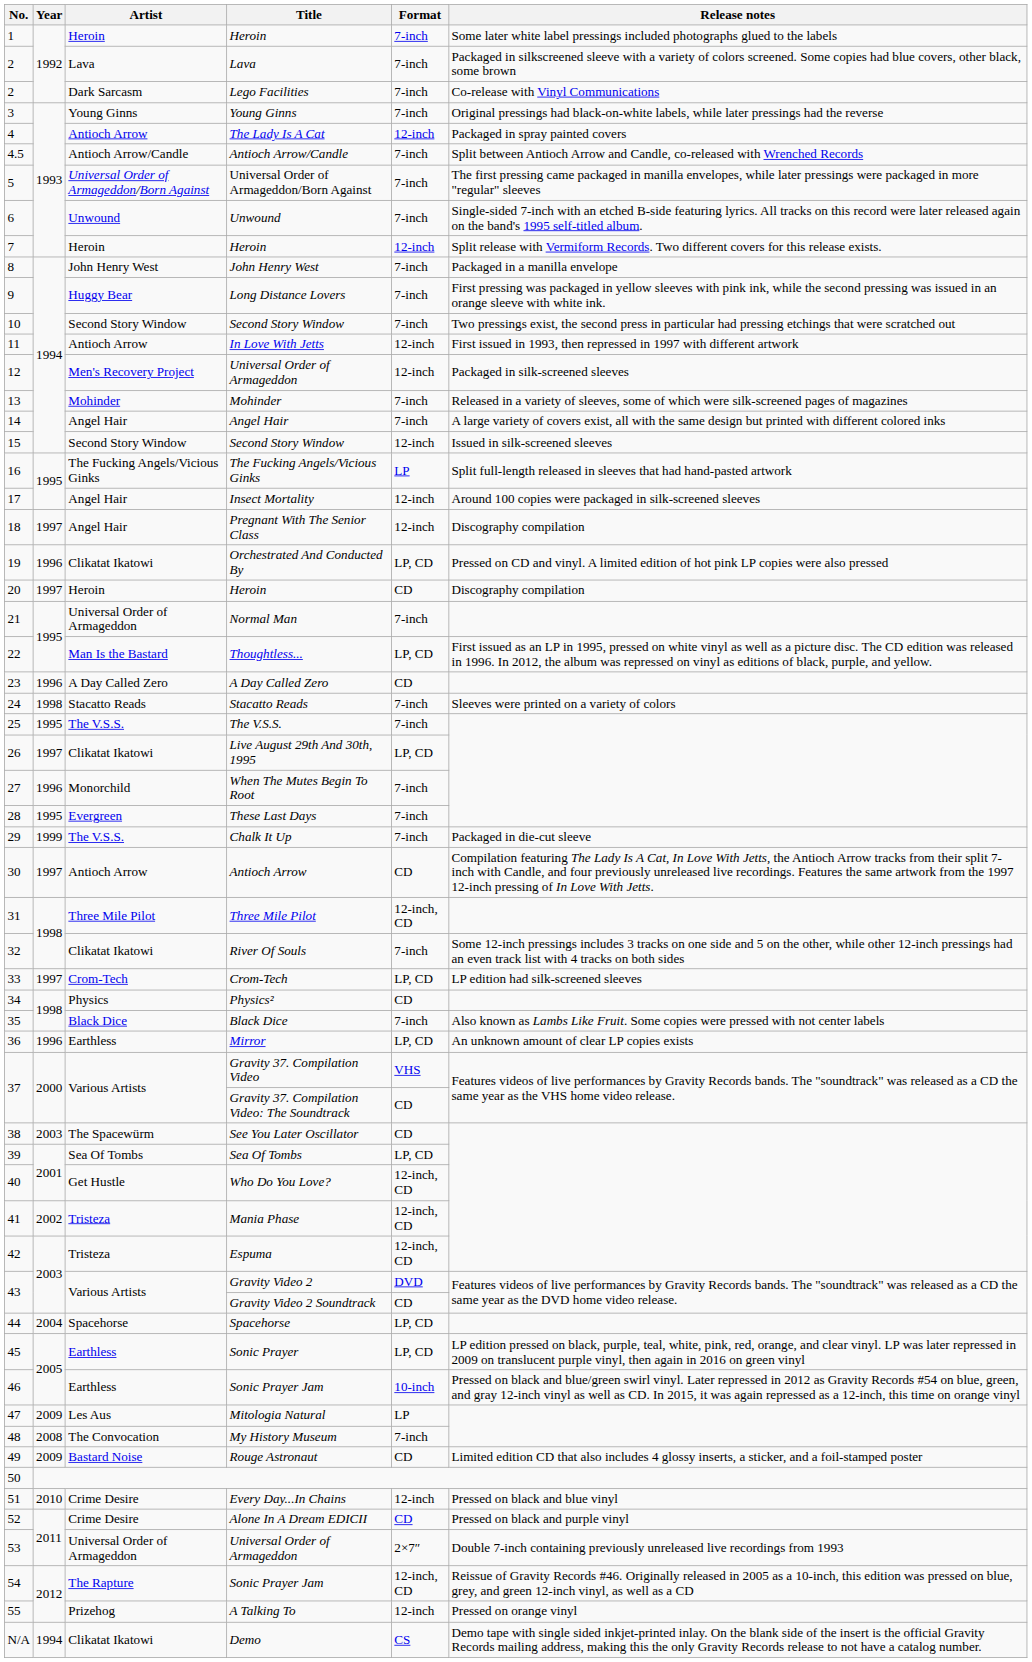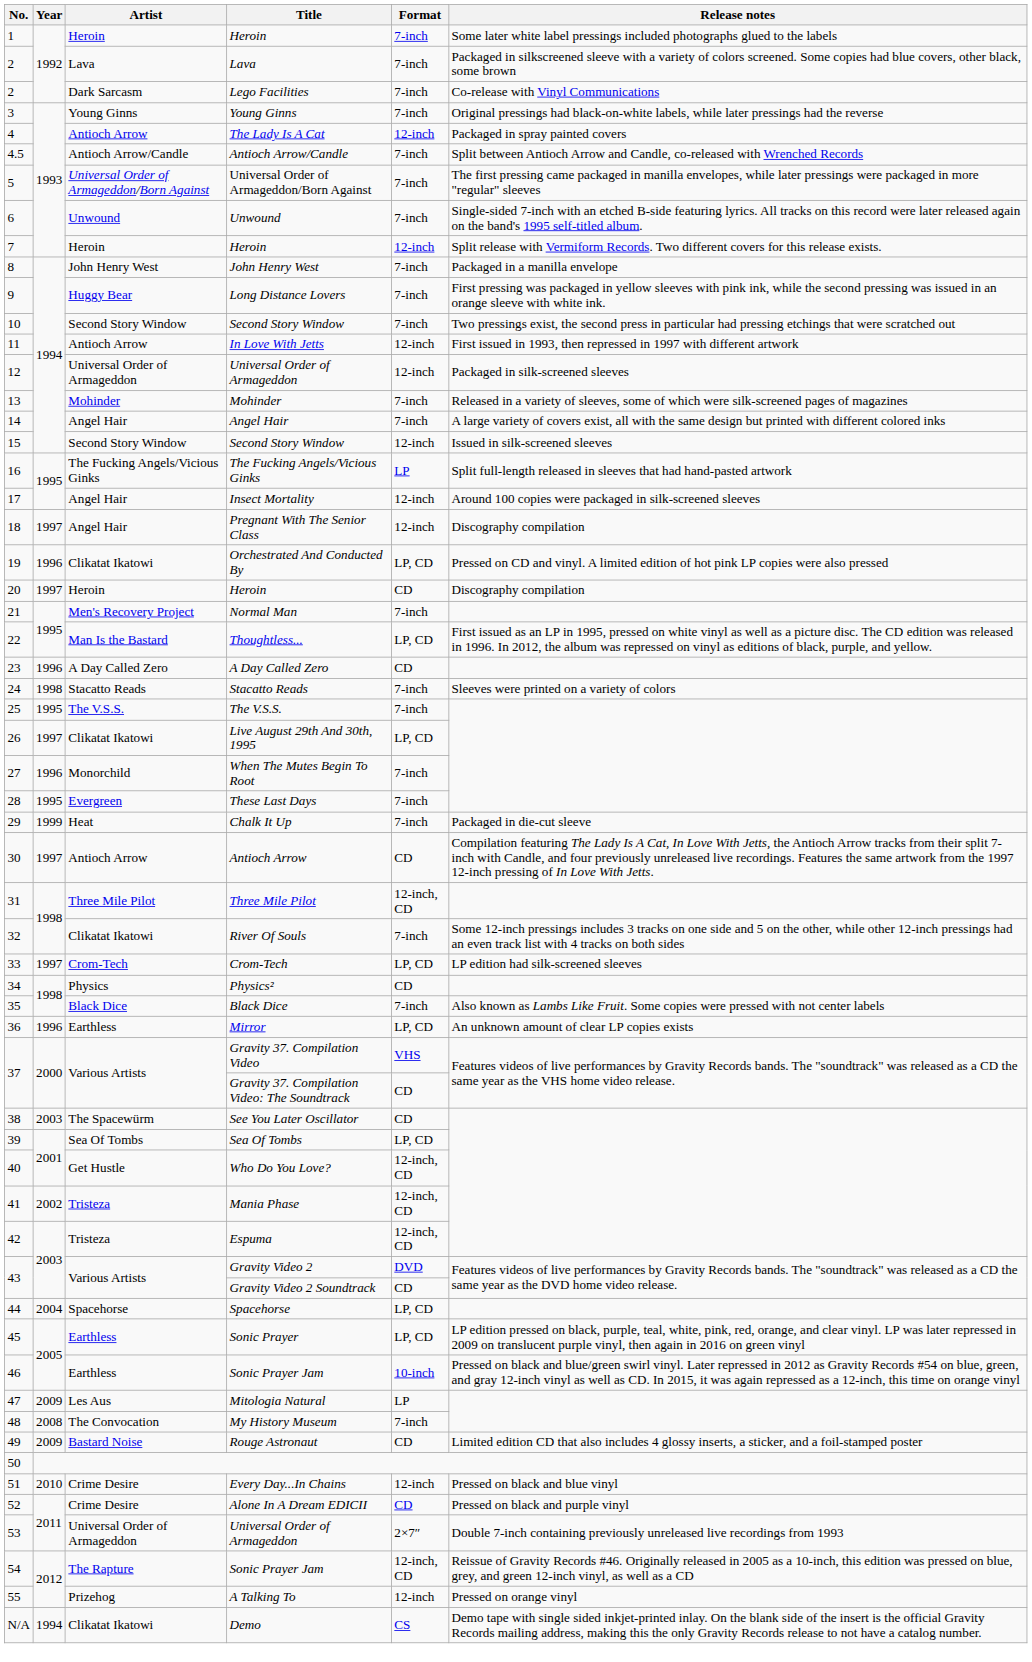(131, 372) Men's Recovery Project -> (118, 372) Universal Order of Armageddon
(118, 618) Universal Order of Armageddon -> (131, 611) Men's Recovery Project
(96, 837) The V.S.S. -> (81, 822) Heat
